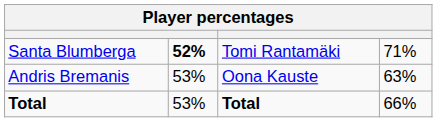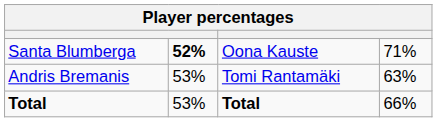(281, 51) Tomi Rantamäki -> (270, 51) Oona Kauste
(270, 77) Oona Kauste -> (281, 77) Tomi Rantamäki
